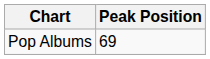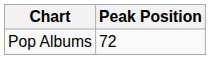(108, 41) 69 -> (108, 41) 72
